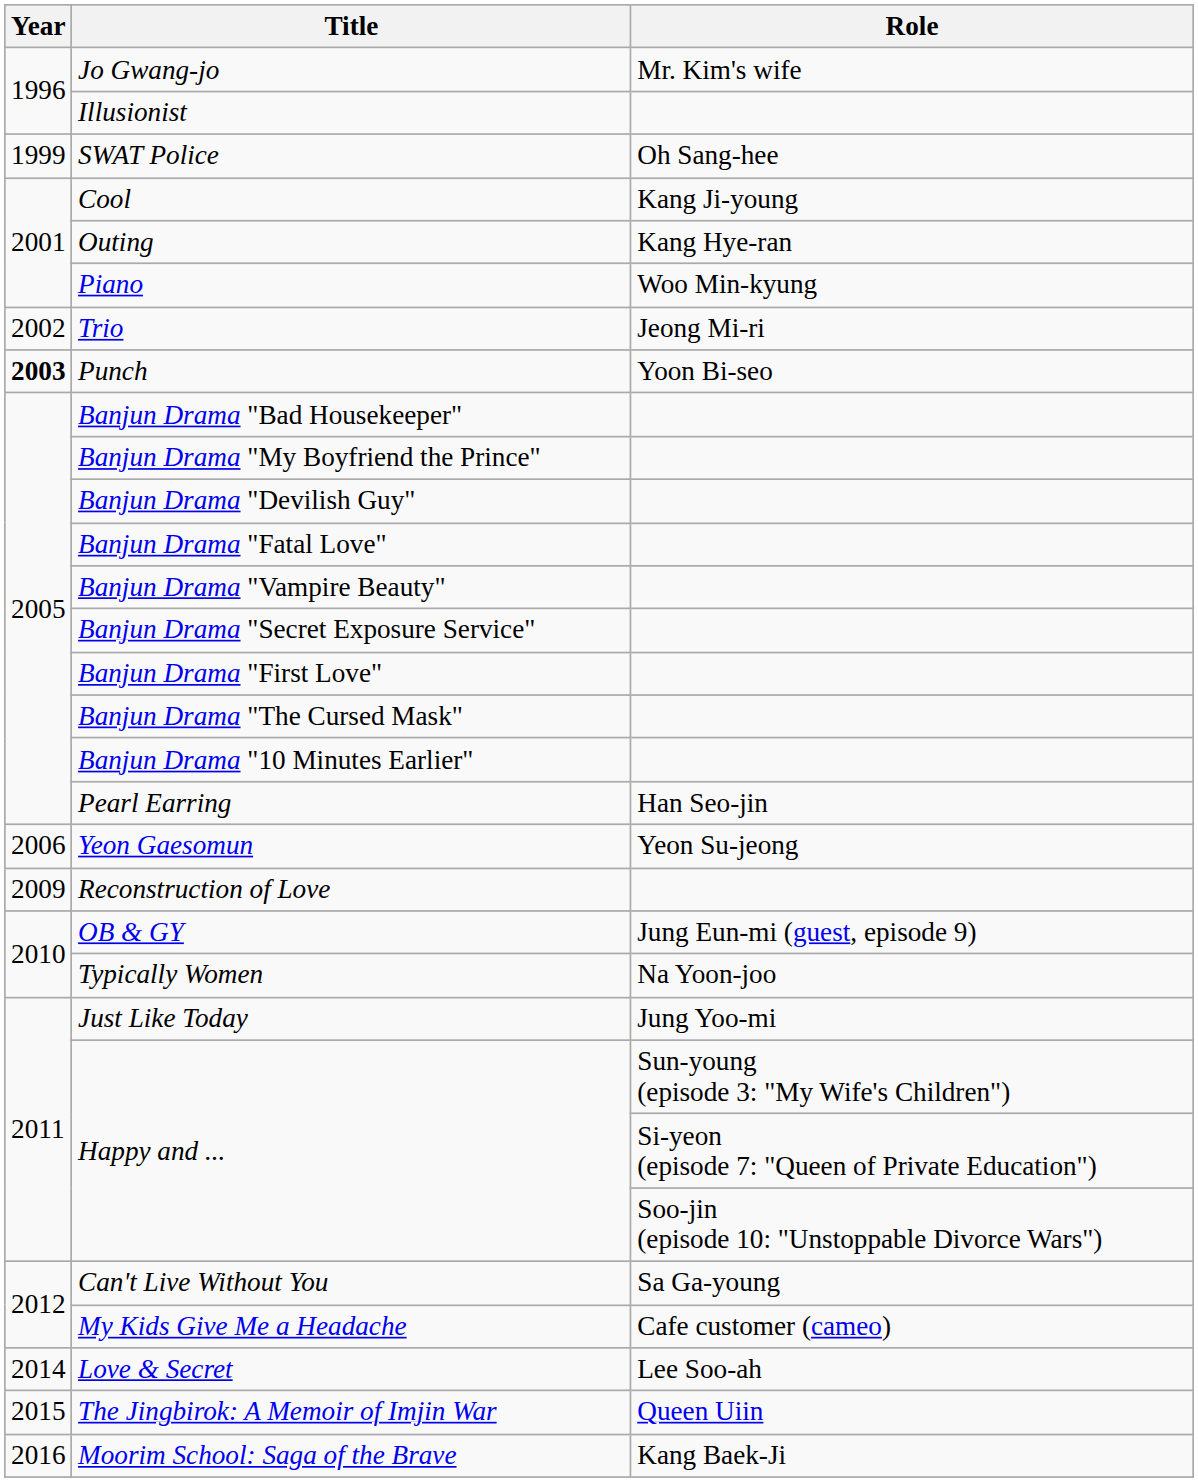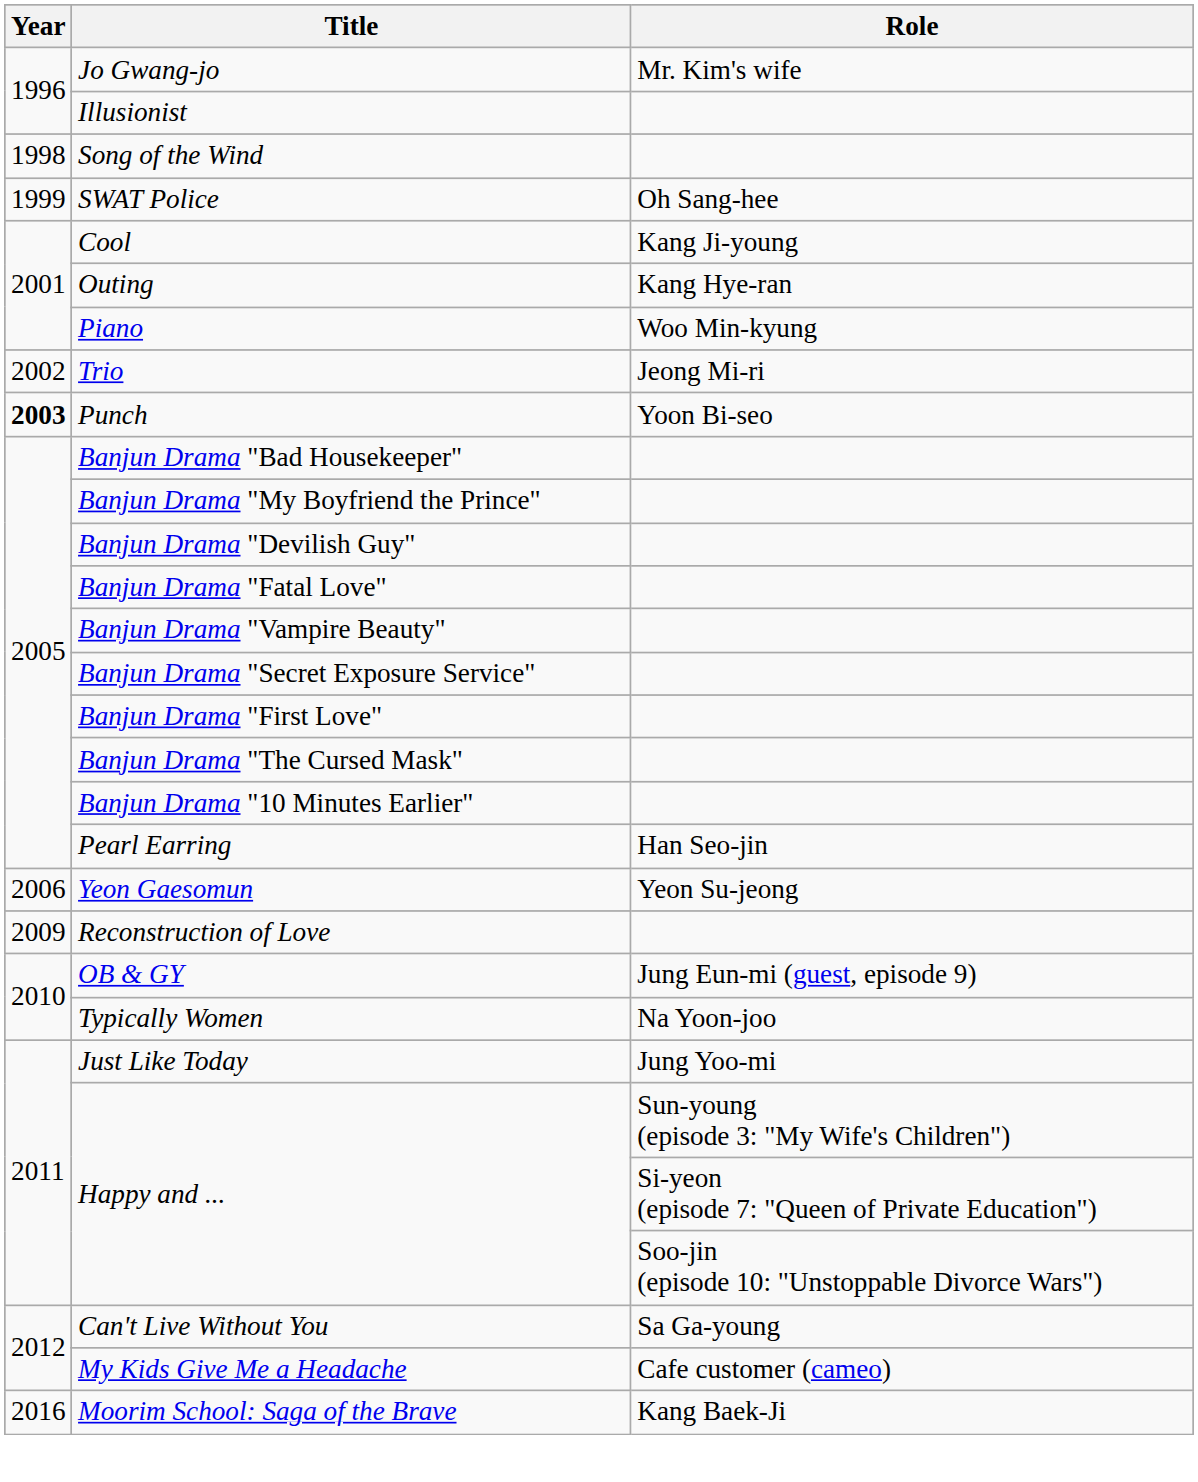+ row: (171, 155)
- row: (155, 1368)
- row: (287, 1411)
